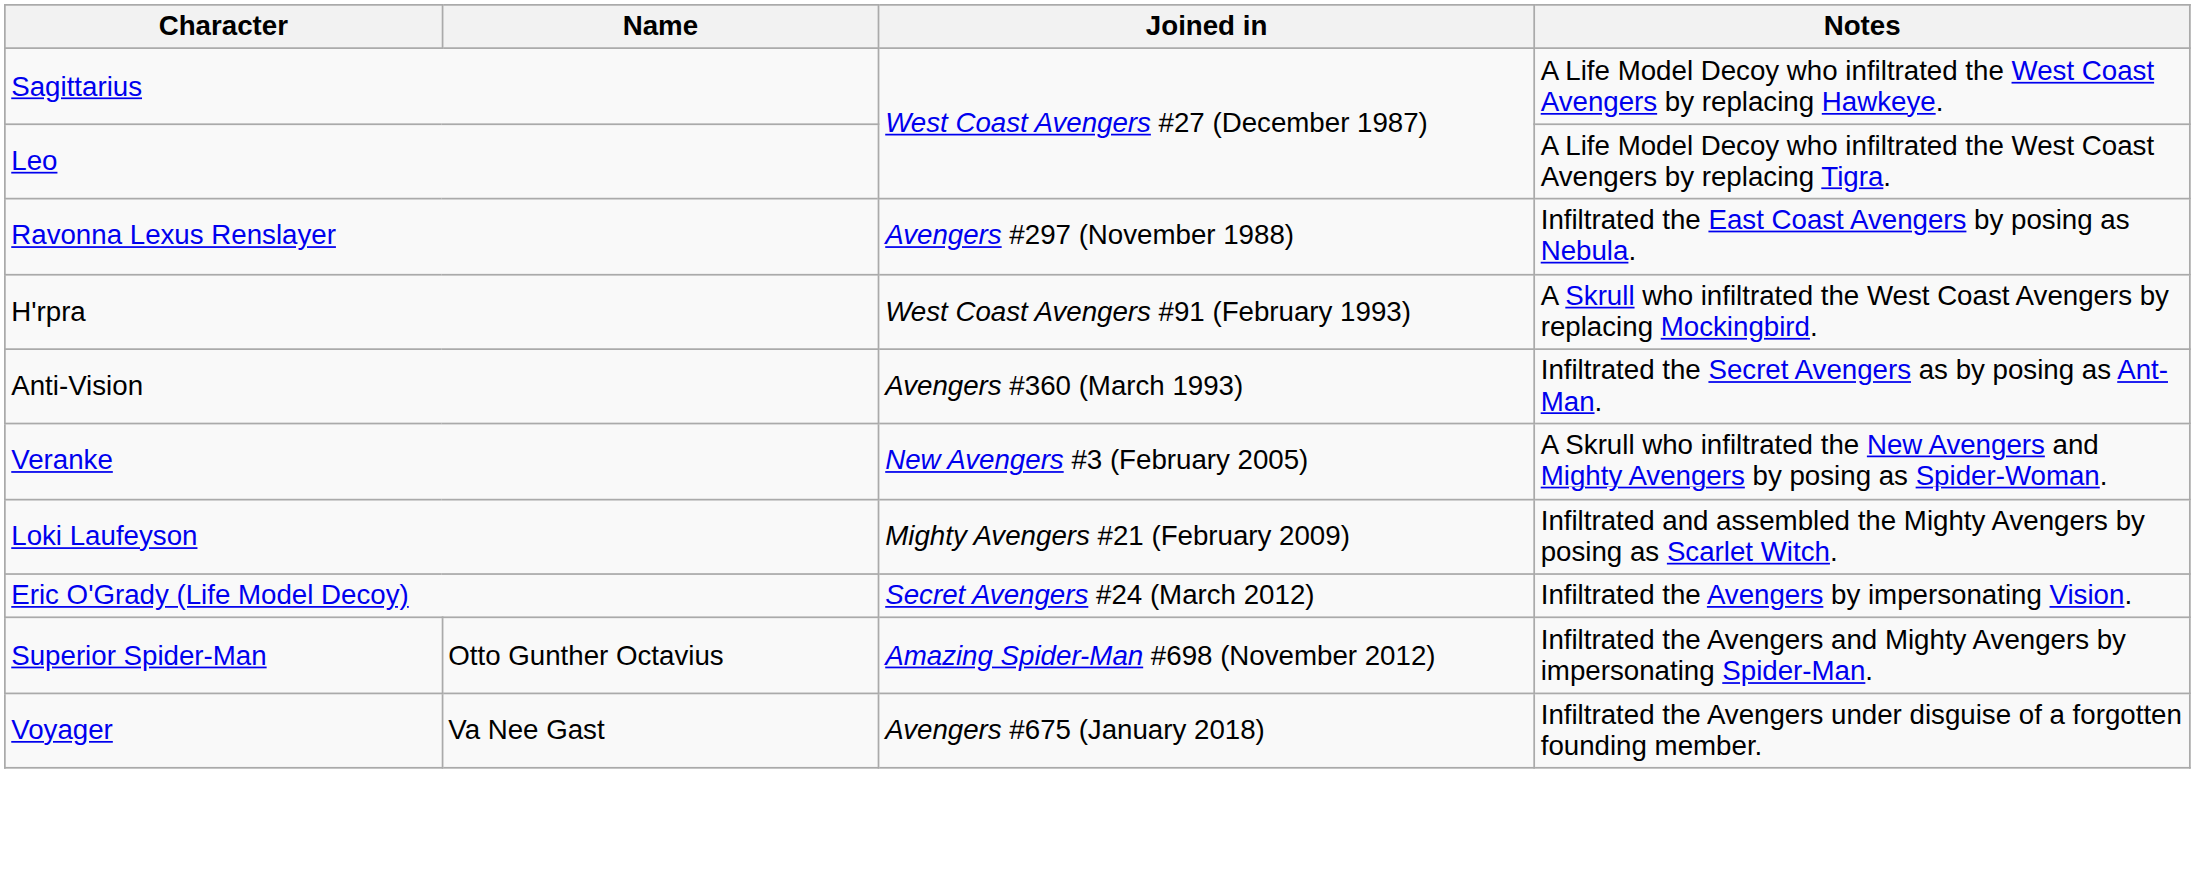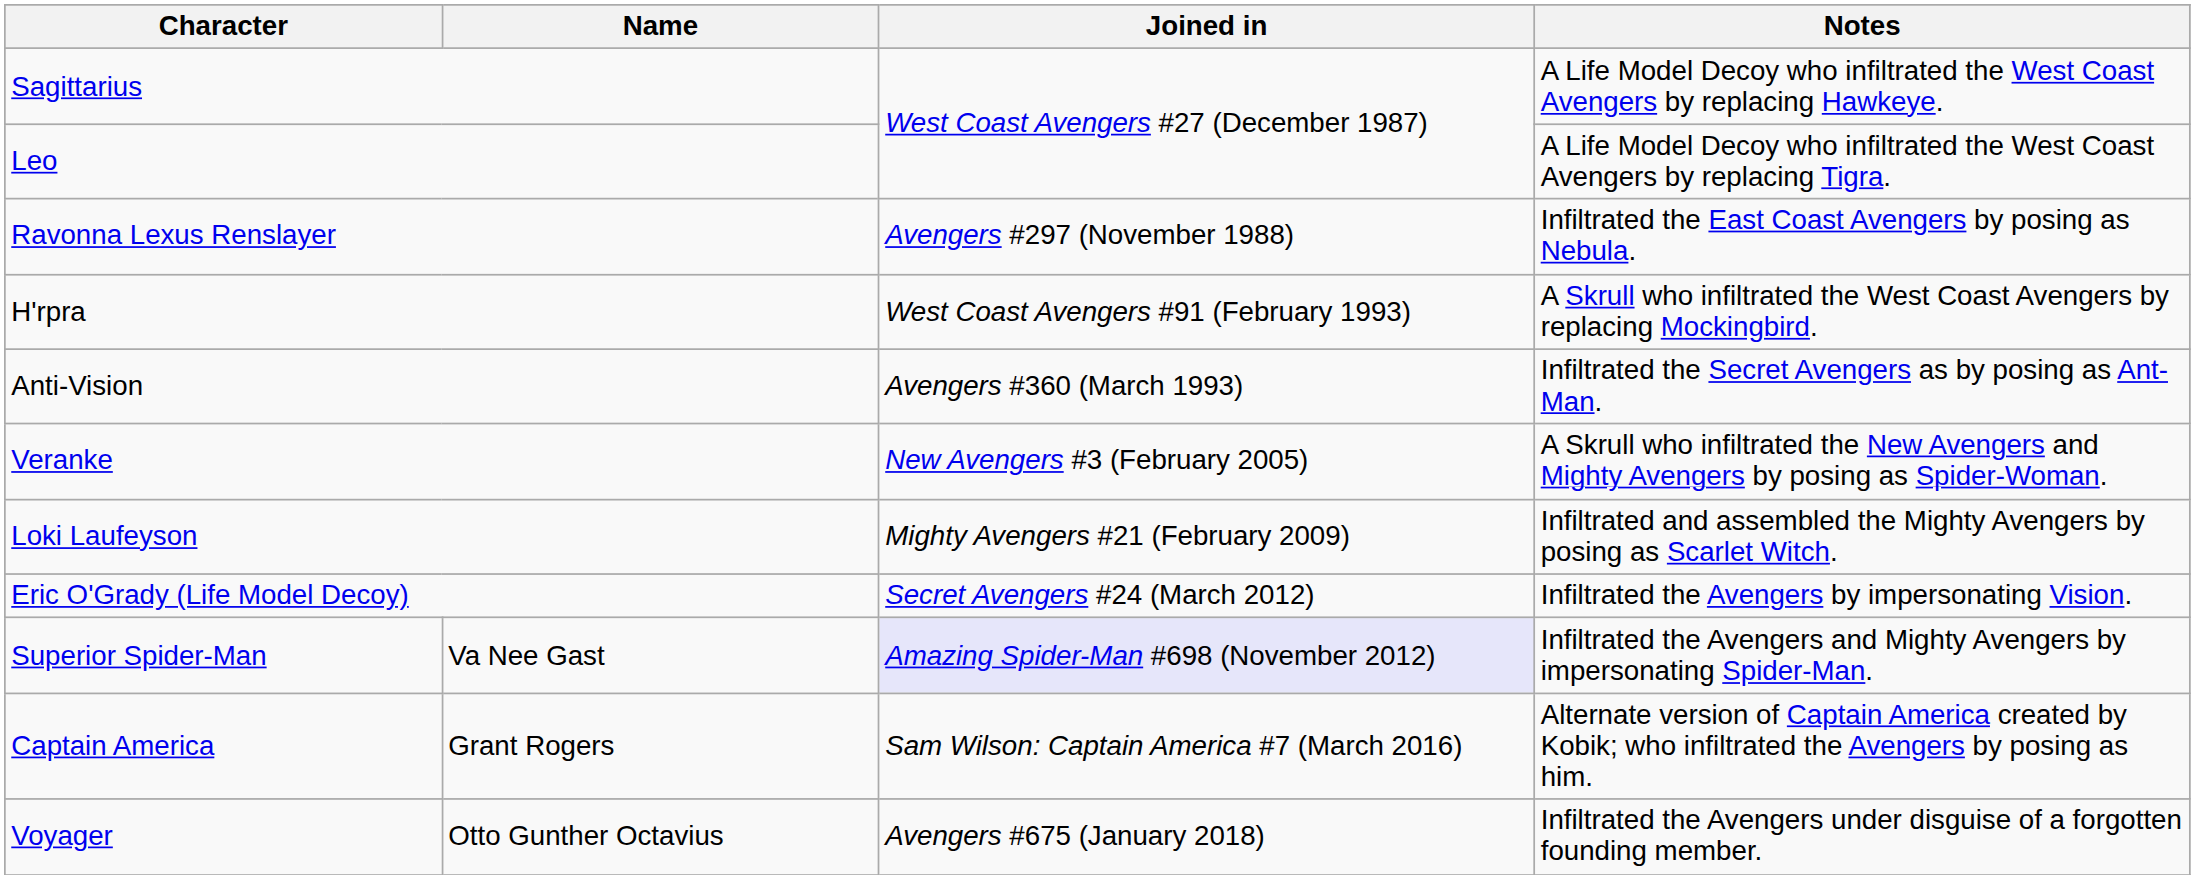(586, 655) Otto Gunther Octavius -> (526, 655) Va Nee Gast
(1160, 655) no background -> (1160, 655) lavender background
+ row: (113, 745)
(526, 730) Va Nee Gast -> (586, 836) Otto Gunther Octavius
